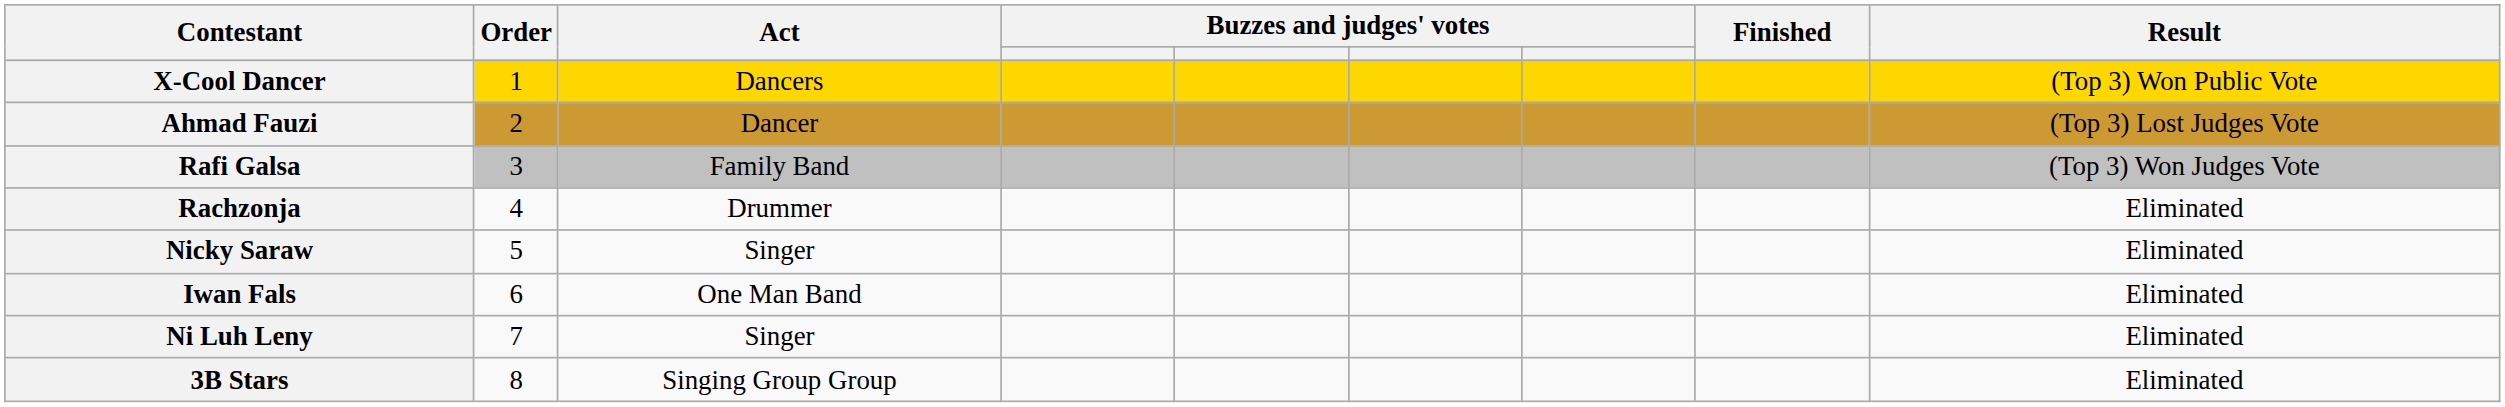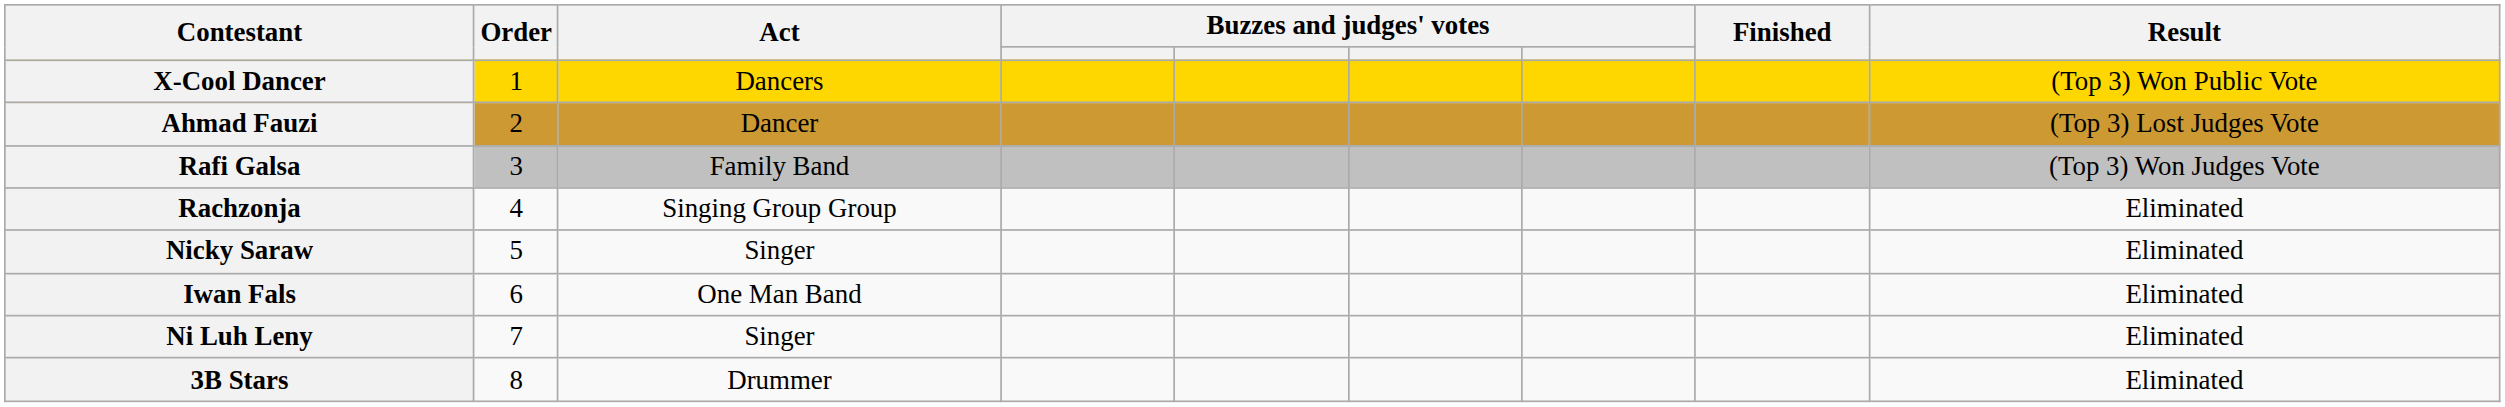(779, 208) Drummer -> (779, 208) Singing Group Group
(779, 379) Singing Group Group -> (779, 379) Drummer
